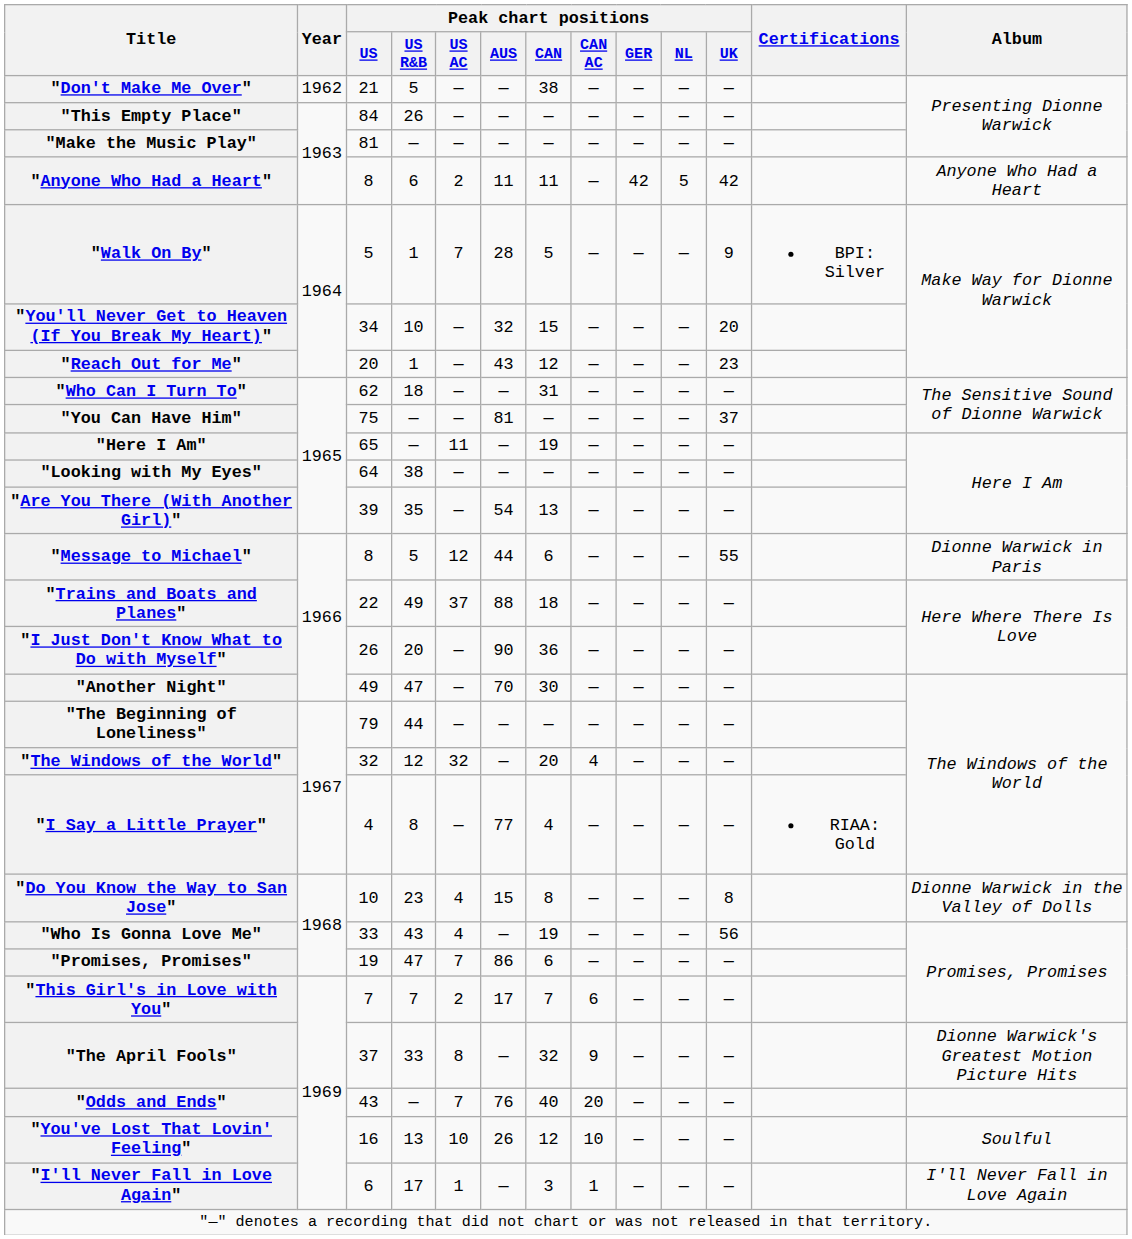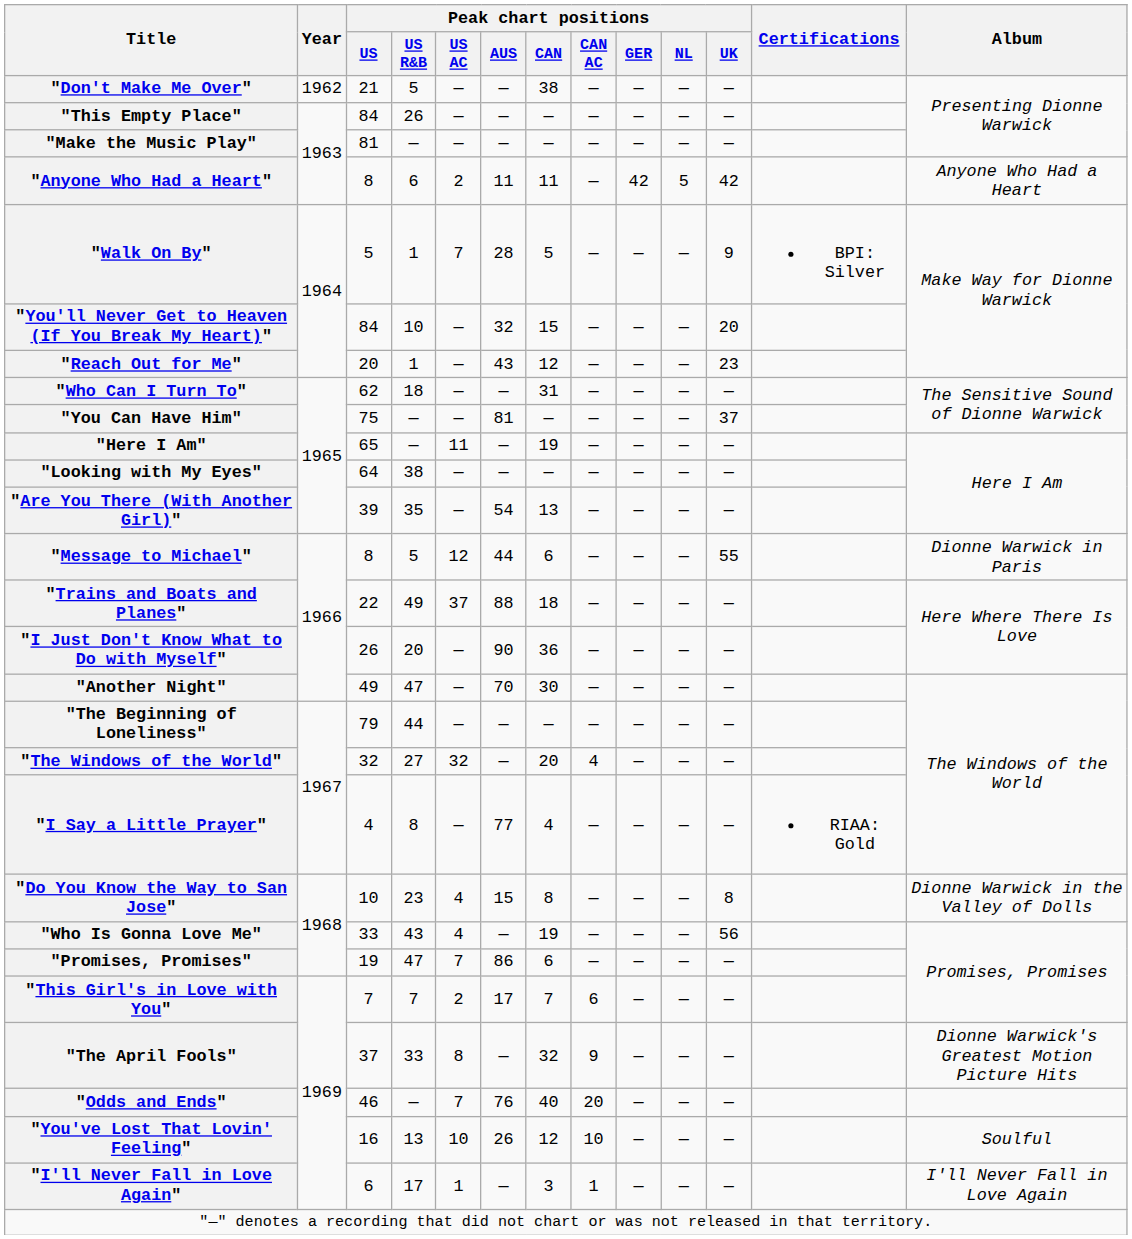(368, 327) 34 -> (368, 327) 84
(414, 761) 12 -> (414, 761) 27
(368, 1102) 43 -> (368, 1102) 46
